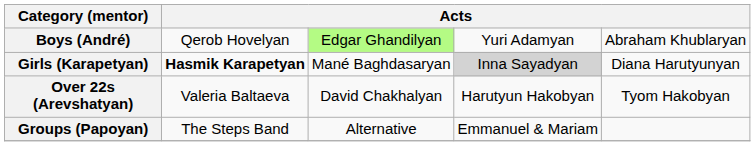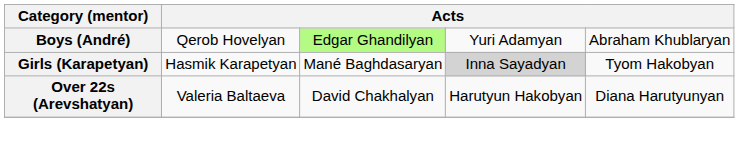(235, 64) bold -> (231, 64) normal
(676, 64) Diana Harutyunyan -> (660, 64) Tyom Hakobyan
(676, 96) Tyom Hakobyan -> (660, 96) Diana Harutyunyan
- row: (83, 128)
